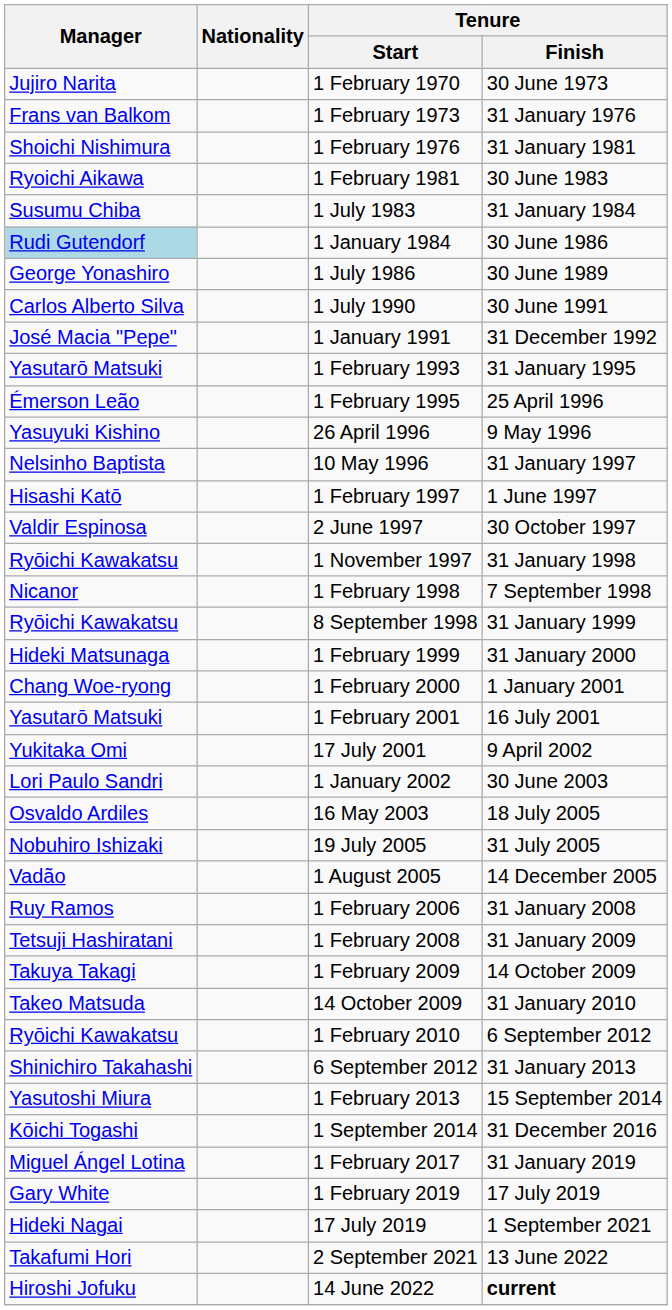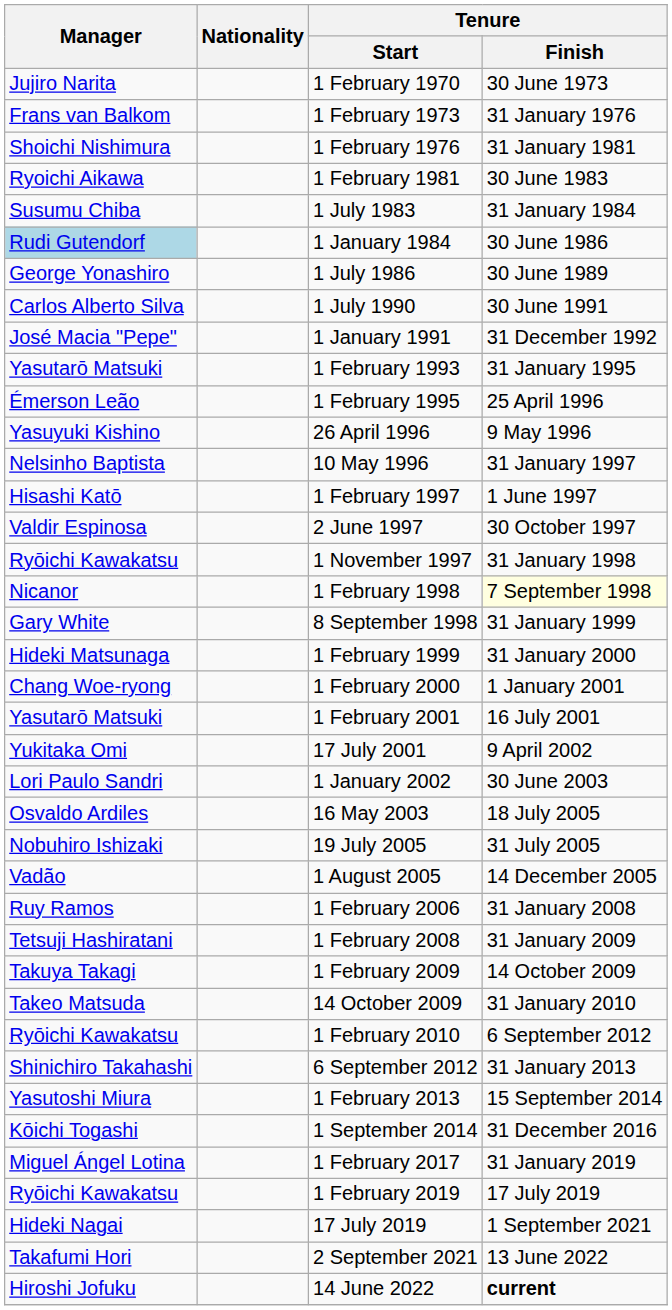(569, 591) no background -> (569, 591) lightyellow background
(94, 623) Ryōichi Kawakatsu -> (59, 623) Gary White
(59, 1193) Gary White -> (94, 1193) Ryōichi Kawakatsu
